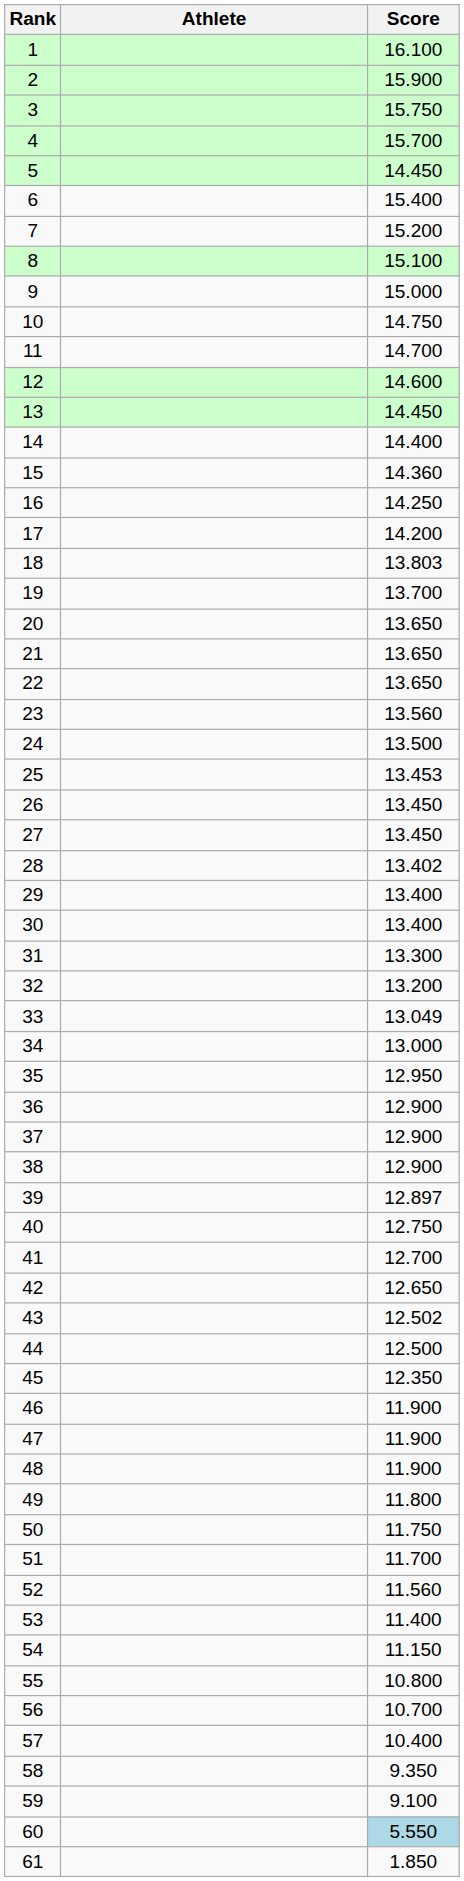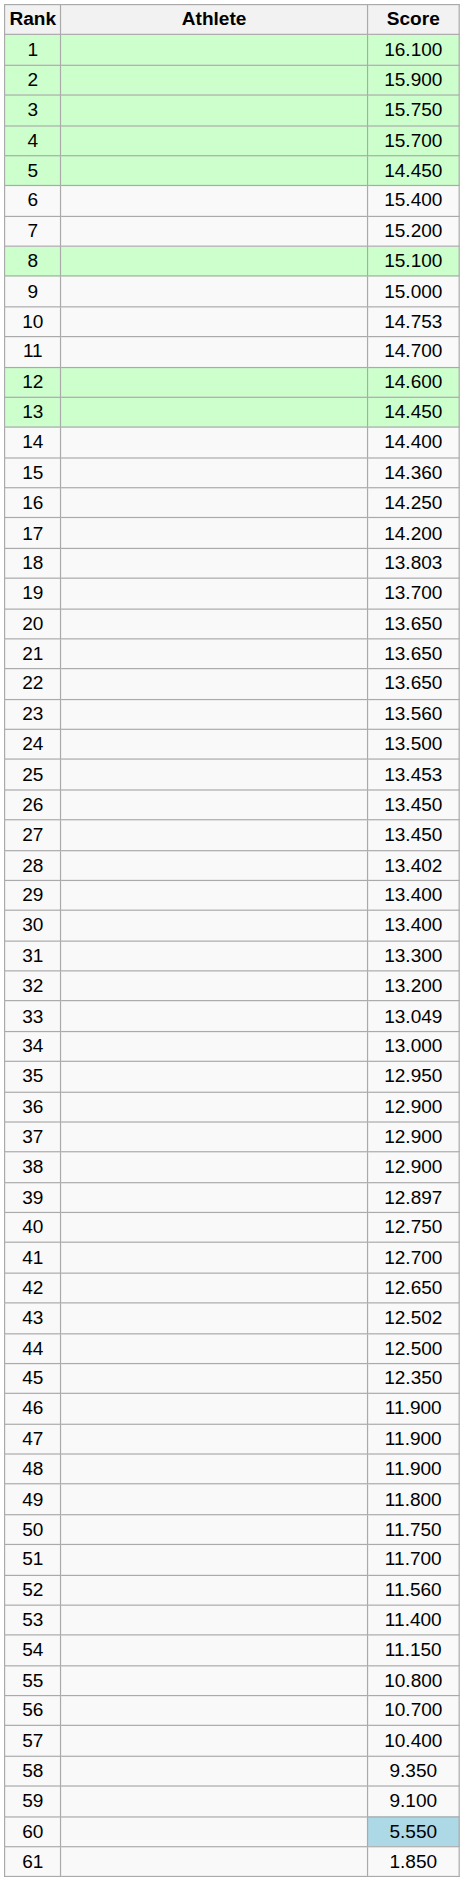(413, 321) 14.750 -> (413, 321) 14.753
